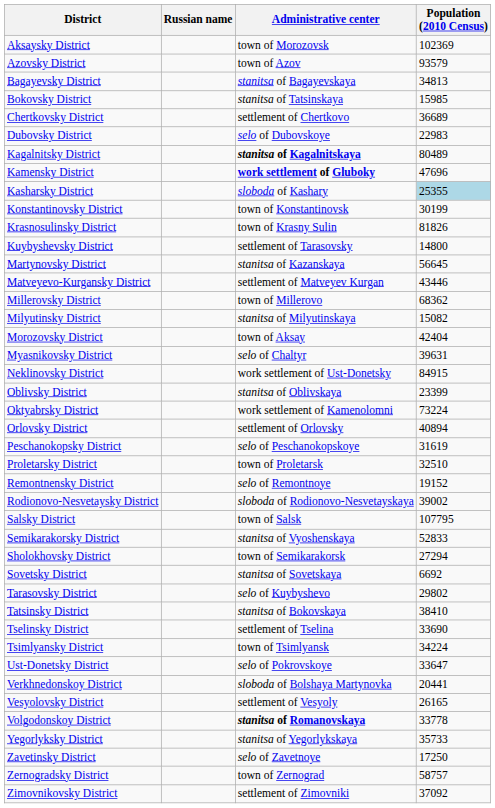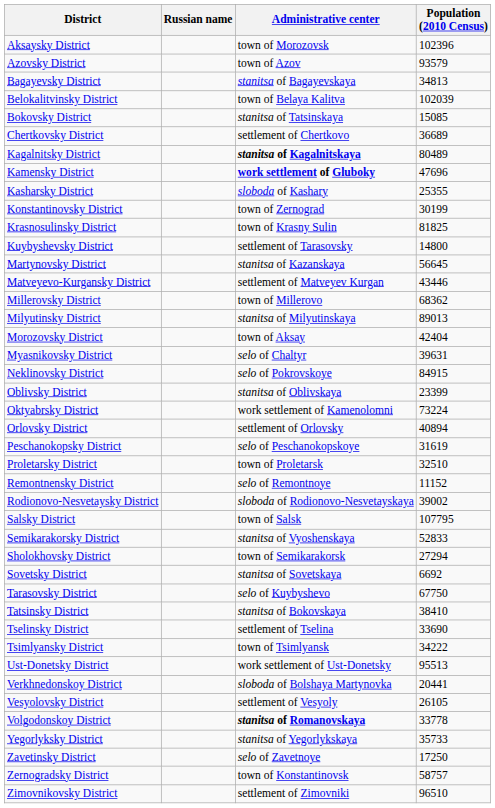(436, 44) 102369 -> (436, 44) 102396
+ row: (62, 99)
(433, 99) 15985 -> (433, 117) 15085
- row: (49, 136)
(433, 191) lightblue background -> (433, 191) no background
(293, 209) town of Konstantinovsk -> (281, 209) town of Zernograd
(433, 227) 81826 -> (433, 227) 81825
(433, 318) 15082 -> (433, 318) 89013
(314, 373) work settlement of Ust-Donetsky -> (285, 373) selo of Pokrovskoye
(433, 483) 19152 -> (433, 483) 11152
(433, 592) 29802 -> (433, 592) 67750
(433, 647) 34224 -> (433, 647) 34222
(285, 666) selo of Pokrovskoye -> (314, 666) work settlement of Ust-Donetsky
(433, 666) 33647 -> (433, 666) 95513
(433, 702) 26165 -> (433, 702) 26105
(281, 775) town of Zernograd -> (293, 775) town of Konstantinovsk
(433, 793) 37092 -> (433, 793) 96510
